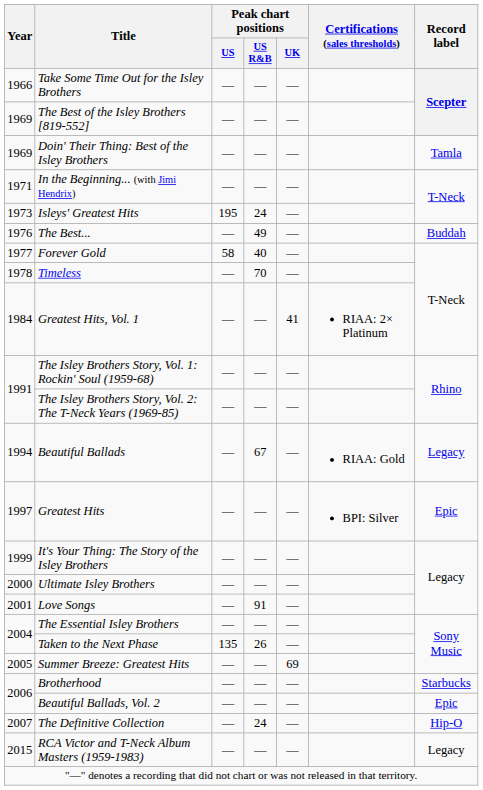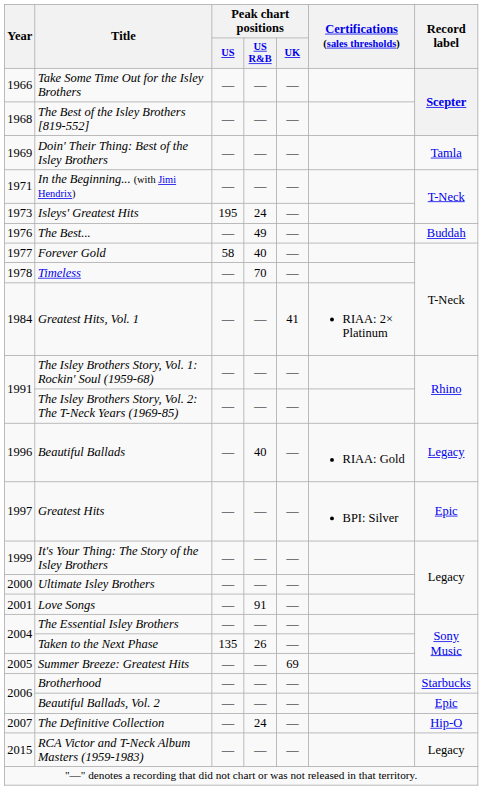(20, 118) 1969 -> (20, 118) 1968
(20, 452) 1994 -> (20, 452) 1996
(260, 452) 67 -> (260, 452) 40
